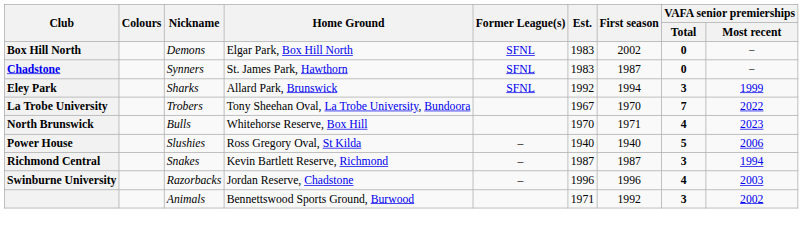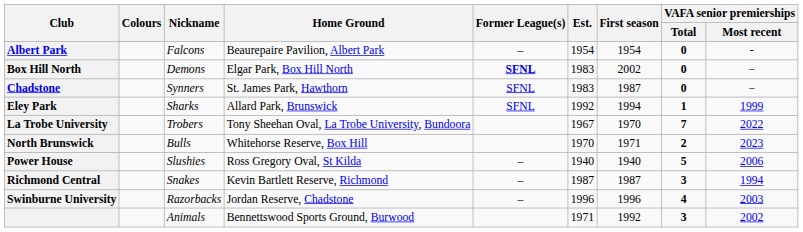+ row: (37, 50)
(521, 50) normal -> (521, 69) bold
(684, 87) 3 -> (684, 106) 1
(684, 124) 4 -> (684, 143) 2
